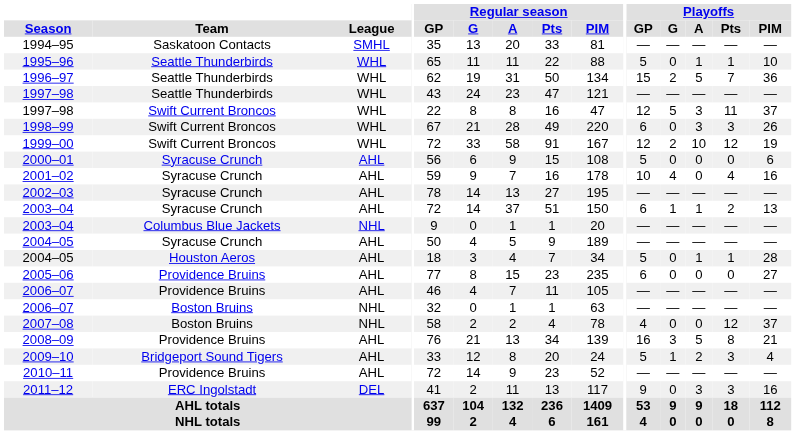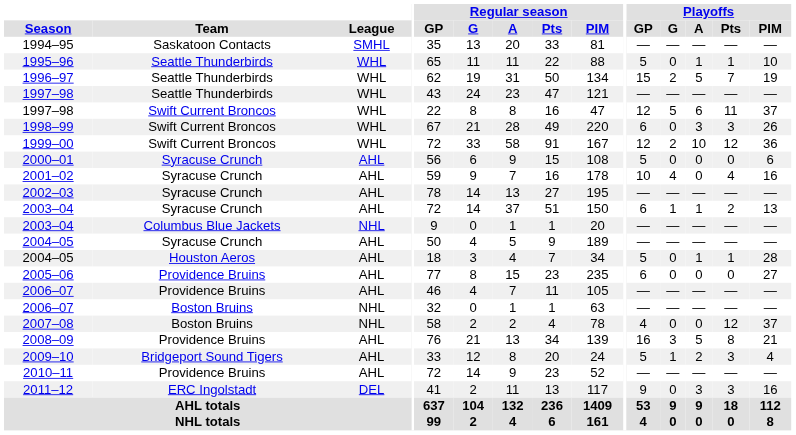(770, 77) 36 -> (770, 77) 19
(699, 110) 3 -> (699, 110) 6
(770, 143) 19 -> (770, 143) 36
